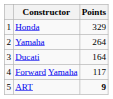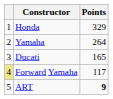(99, 57) 164 -> (99, 57) 165
(9, 72) no background -> (9, 72) khaki background
